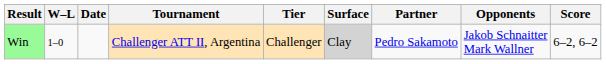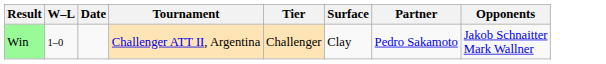- column: (575, 14)
(339, 41) lightgrey background -> (339, 41) no background
